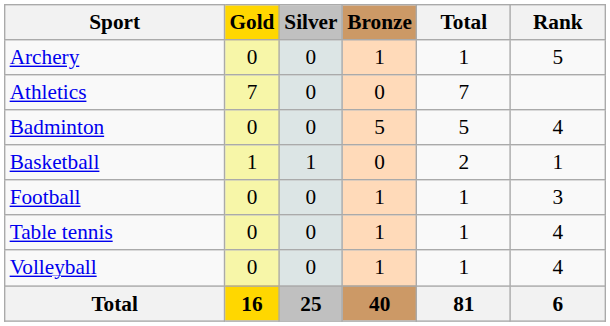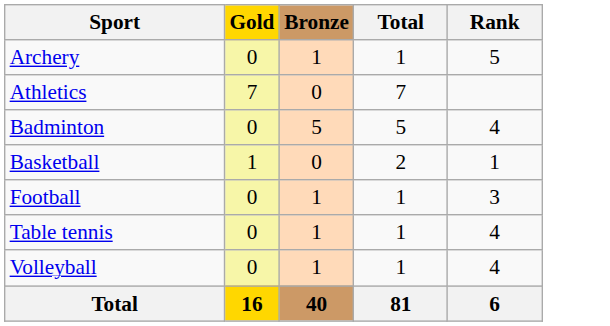- column: (311, 22)
